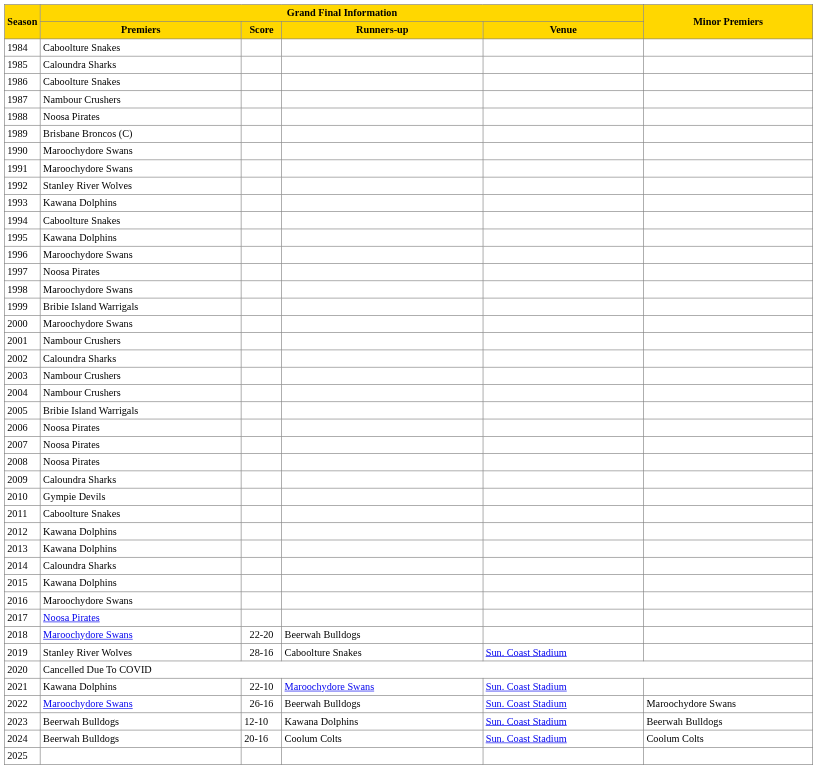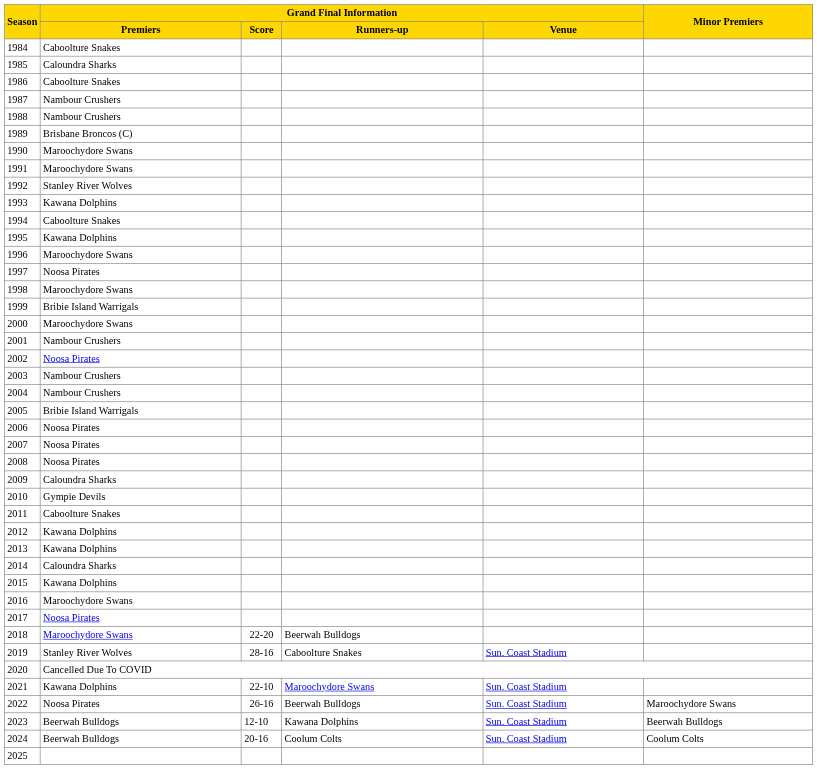(71, 116) Noosa Pirates -> (82, 116) Nambour Crushers
(80, 358) Caloundra Sharks -> (71, 358) Noosa Pirates
(88, 704) Maroochydore Swans -> (71, 704) Noosa Pirates
